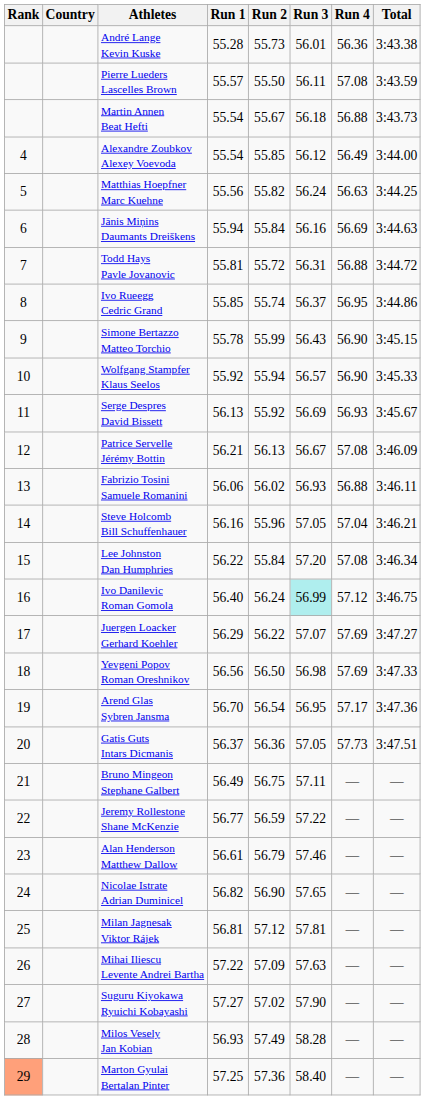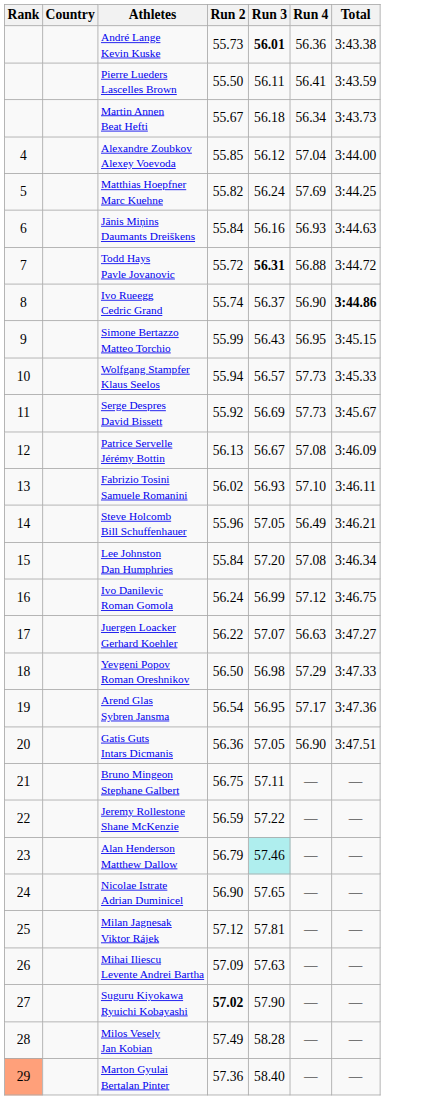- column: (228, 15)
(311, 44) normal -> (269, 44) bold
(352, 81) 57.08 -> (311, 81) 56.41
(352, 118) 56.88 -> (311, 118) 56.34
(352, 155) 56.49 -> (311, 155) 57.04
(352, 191) 56.63 -> (311, 191) 57.69
(352, 228) 56.69 -> (311, 228) 56.93
(311, 265) normal -> (269, 265) bold
(352, 302) 56.95 -> (311, 302) 56.90
(397, 302) normal -> (356, 302) bold
(352, 339) 56.90 -> (311, 339) 56.95
(352, 376) 56.90 -> (311, 376) 57.73
(352, 413) 56.93 -> (311, 413) 57.73
(352, 486) 56.88 -> (311, 486) 57.10
(352, 523) 57.04 -> (311, 523) 56.49
(311, 597) paleturquoise background -> (269, 597) no background
(352, 634) 57.69 -> (311, 634) 56.63
(352, 671) 57.69 -> (311, 671) 57.29
(352, 745) 57.73 -> (311, 745) 56.90
(311, 855) no background -> (269, 855) paleturquoise background
(269, 1003) normal -> (228, 1003) bold
